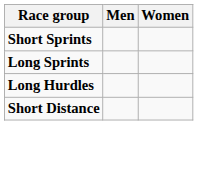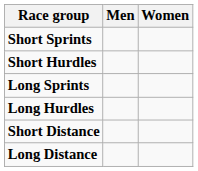+ row: (52, 62)
+ row: (53, 154)
